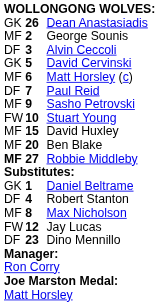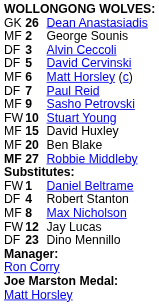(13, 63) GK -> (12, 63) DF
(13, 186) GK -> (14, 186) FW
